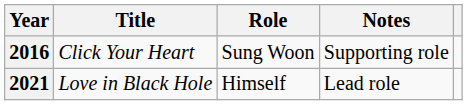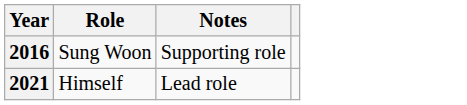- column: (135, 20)
